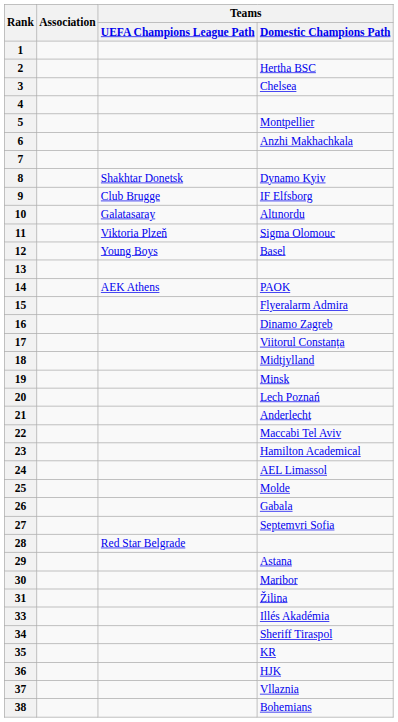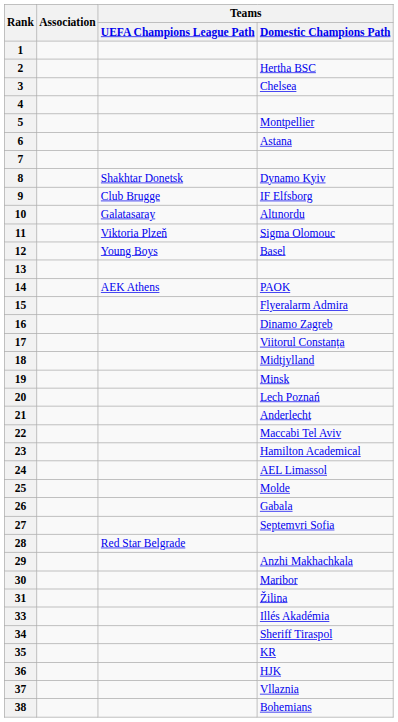(306, 141) Anzhi Makhachkala -> (276, 141) Astana
(276, 561) Astana -> (306, 561) Anzhi Makhachkala
